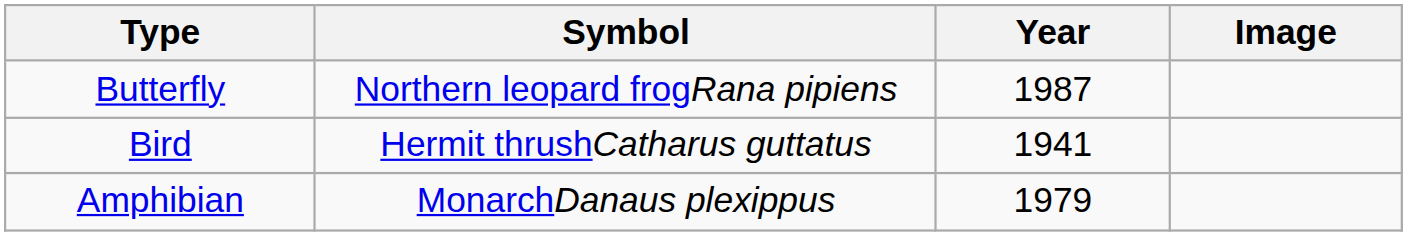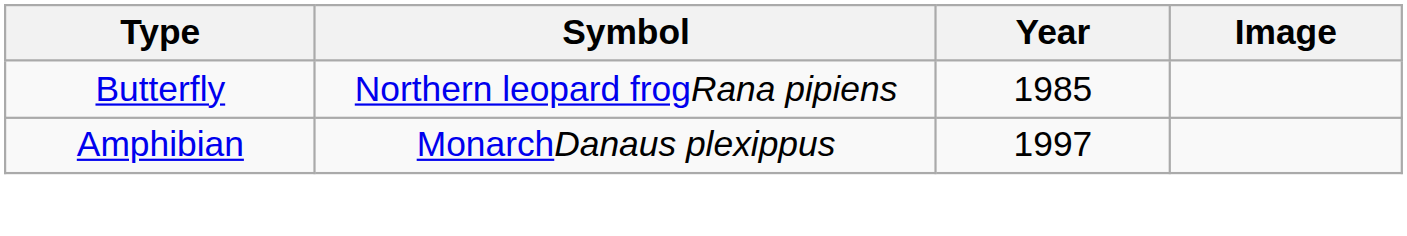(1053, 88) 1987 -> (1053, 88) 1985
- row: (160, 144)
(1053, 200) 1979 -> (1053, 144) 1997
